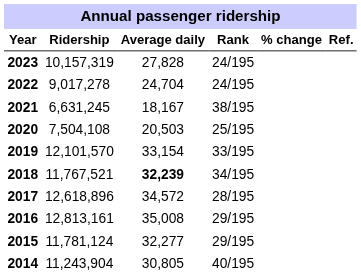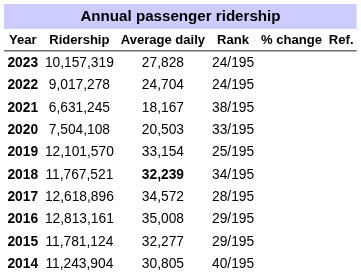(233, 129) 25/195 -> (233, 129) 33/195
(233, 151) 33/195 -> (233, 151) 25/195
